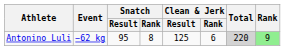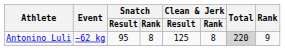(213, 38) 6 -> (213, 38) 8
(268, 38) lightgreen background -> (268, 38) no background
